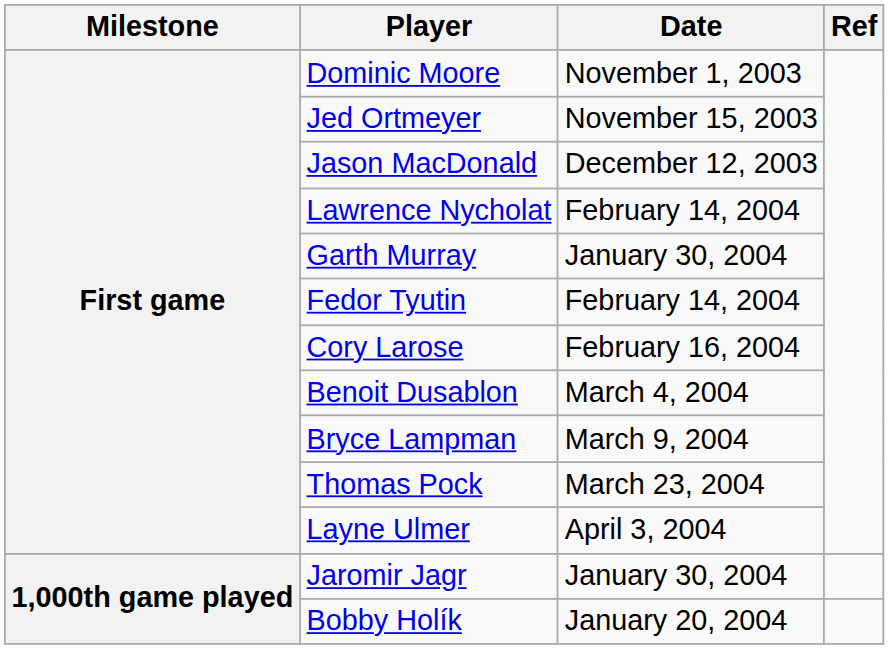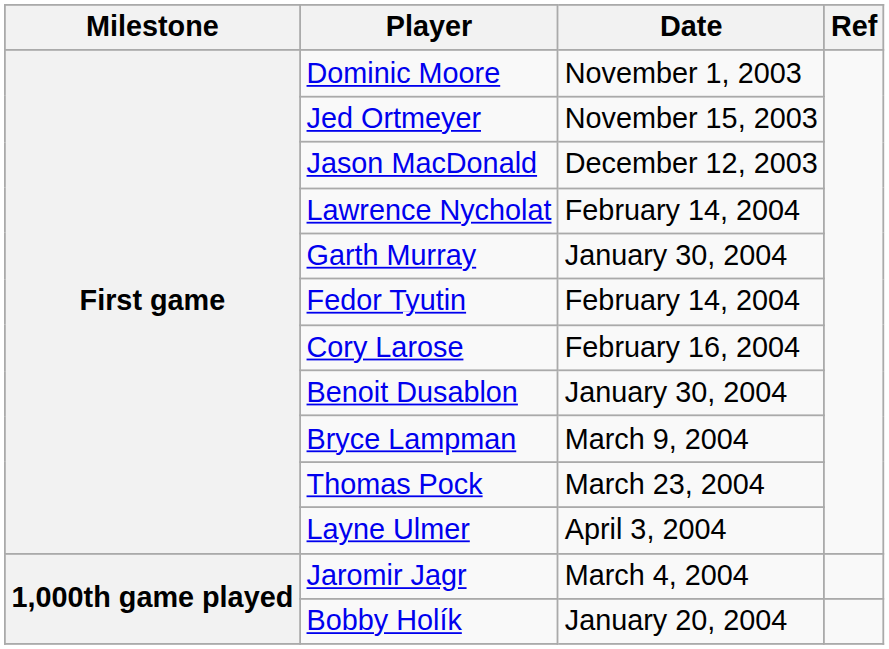(657, 392) March 4, 2004 -> (676, 392) January 30, 2004
(676, 575) January 30, 2004 -> (657, 575) March 4, 2004
